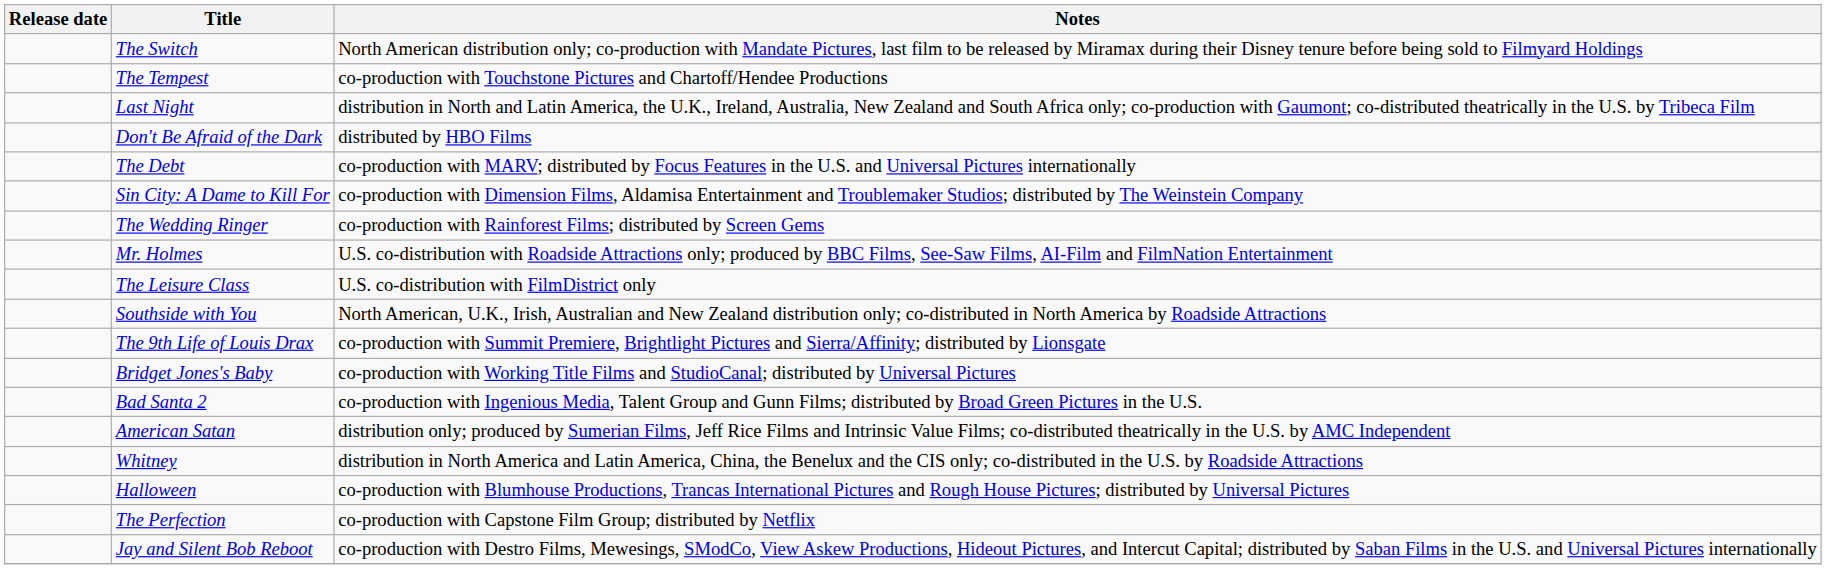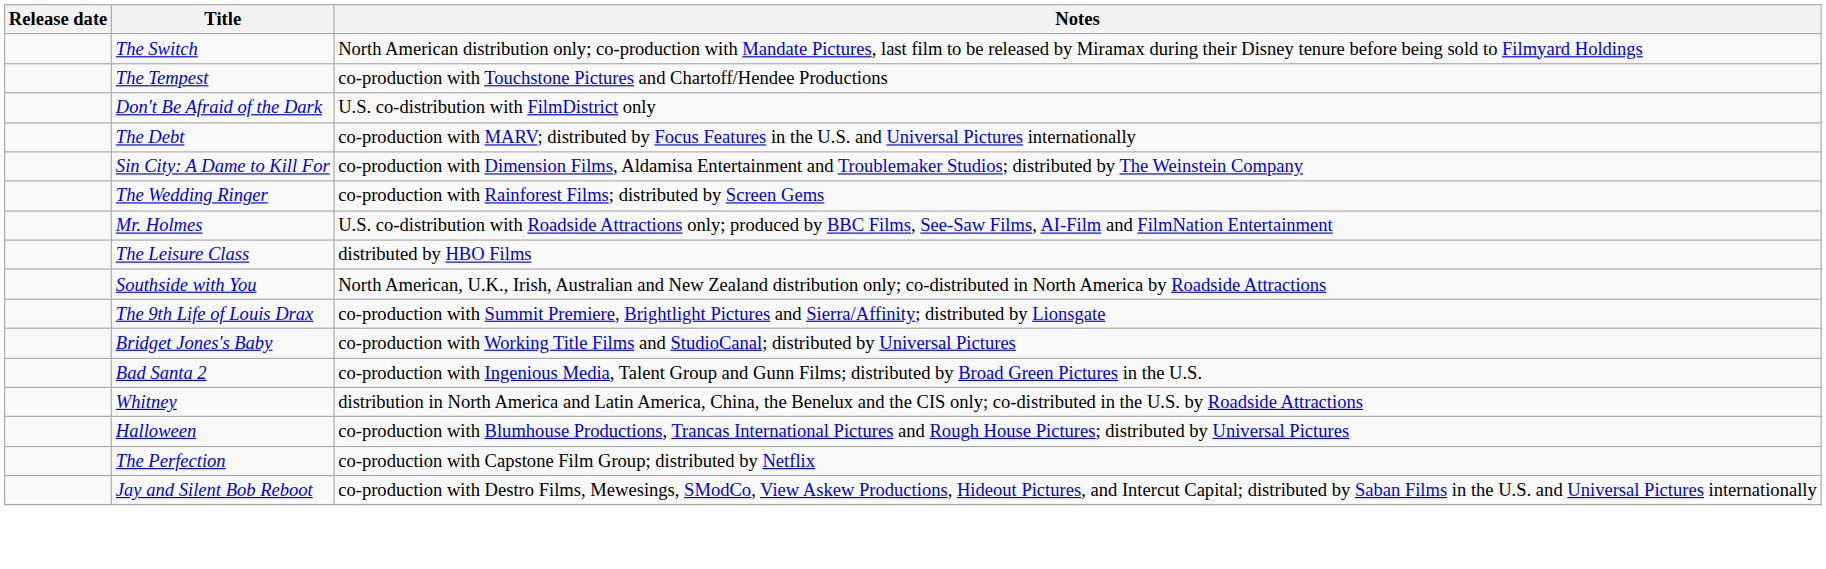- row: (155, 107)
(435, 136) distributed by HBO Films -> (497, 107) U.S. co-distribution with FilmDistrict only
(497, 284) U.S. co-distribution with FilmDistrict only -> (435, 254) distributed by HBO Films
- row: (175, 431)
